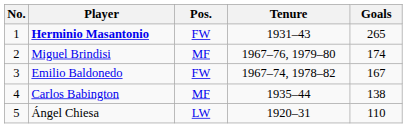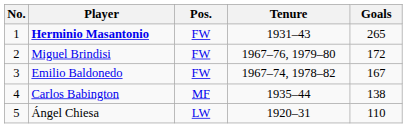(201, 53) MF -> (201, 53) FW
(376, 53) 174 -> (376, 53) 172
